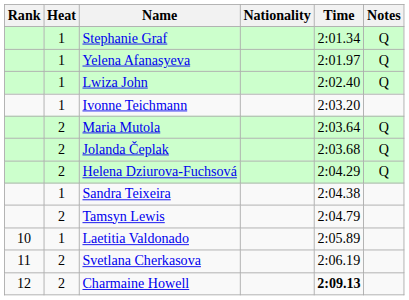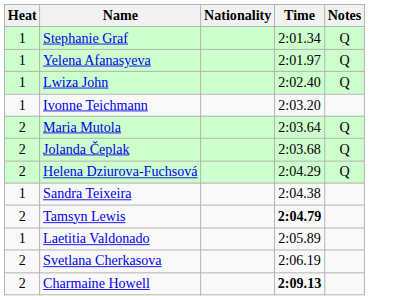- column: (24, 15)
(339, 216) normal -> (300, 216) bold
